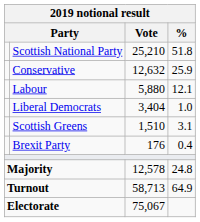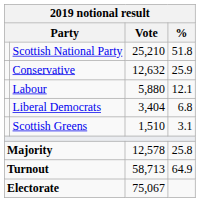(185, 107) 1.0 -> (185, 107) 6.8
- row: (41, 145)
(182, 169) 24.8 -> (182, 150) 25.8
